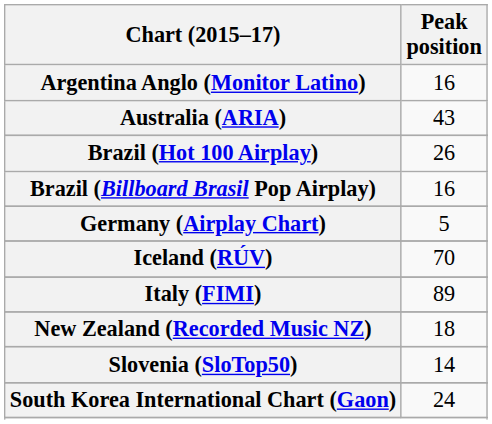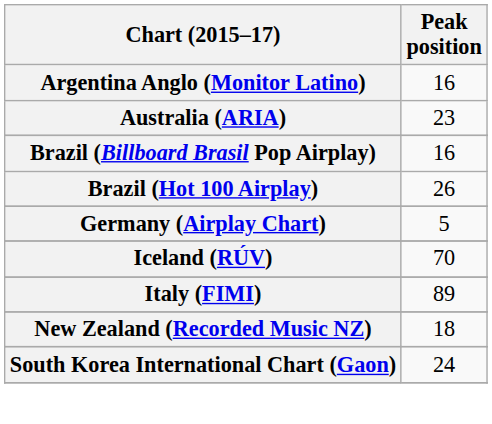(444, 117) 43 -> (444, 117) 23
rows swapped: (203, 152) <-> (203, 188)
- row: (203, 364)
